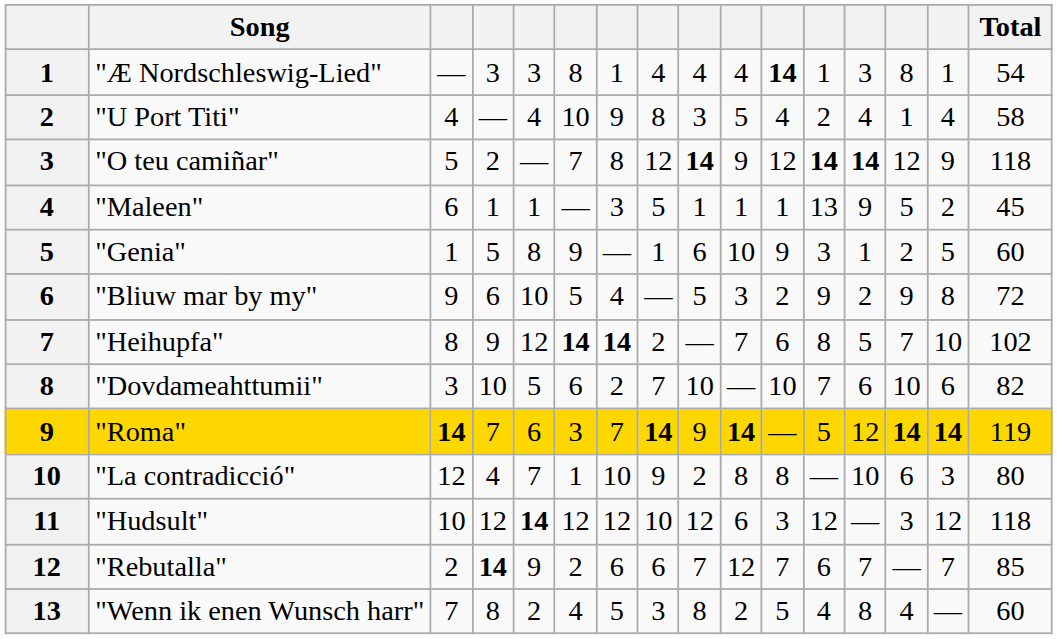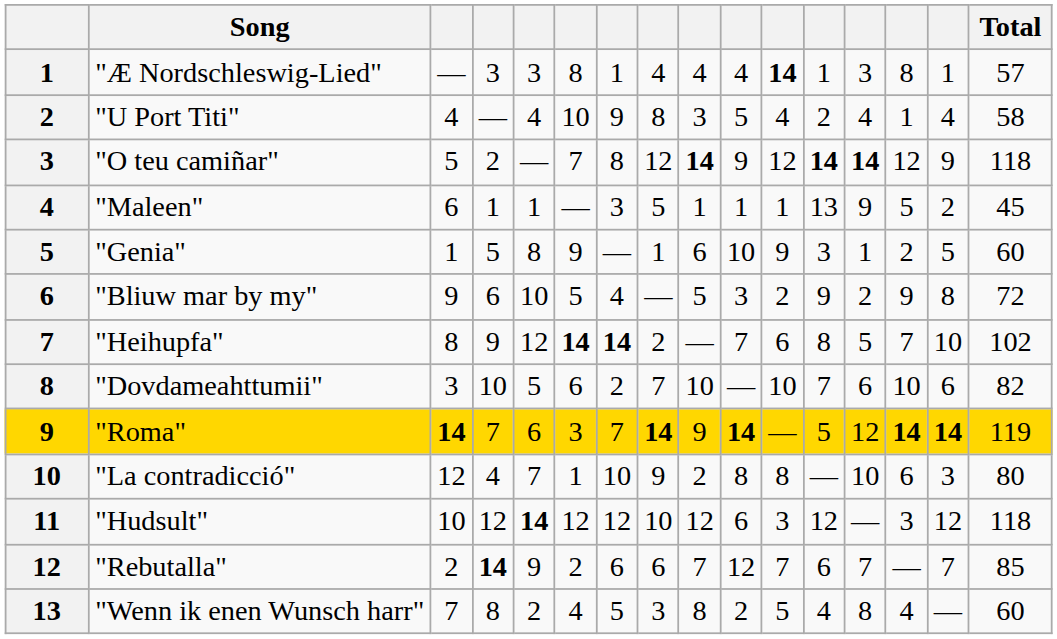(1011, 71) 54 -> (1011, 71) 57
